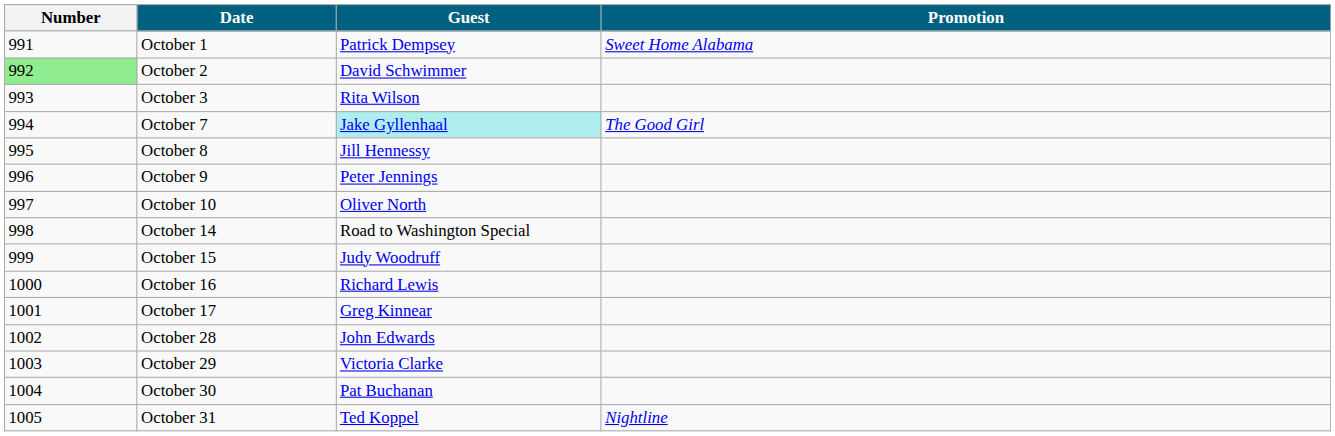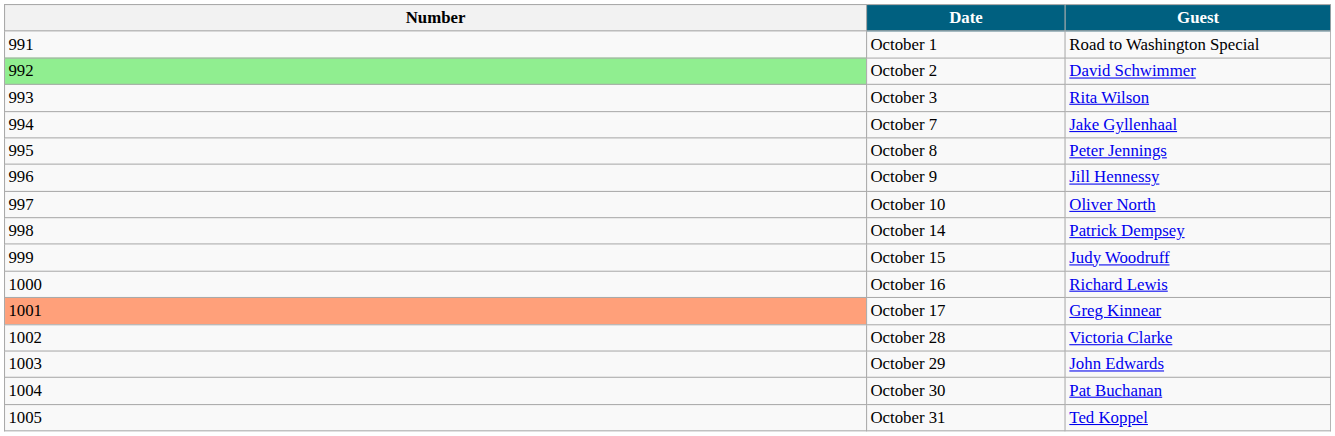- column: (966, 17)
(398, 44) Patrick Dempsey -> (1164, 44) Road to Washington Special
(394, 124) paleturquoise background -> (1123, 124) no background
(385, 151) Jill Hennessy -> (1118, 151) Peter Jennings
(389, 177) Peter Jennings -> (1114, 177) Jill Hennessy
(435, 230) Road to Washington Special -> (1127, 230) Patrick Dempsey
(25, 310) no background -> (25, 310) lightsalmon background
(387, 337) John Edwards -> (1121, 337) Victoria Clarke
(391, 364) Victoria Clarke -> (1117, 364) John Edwards
